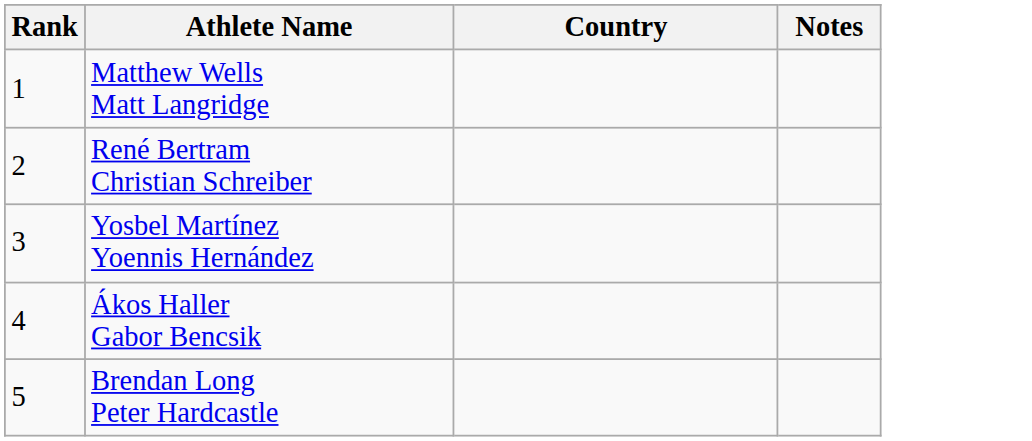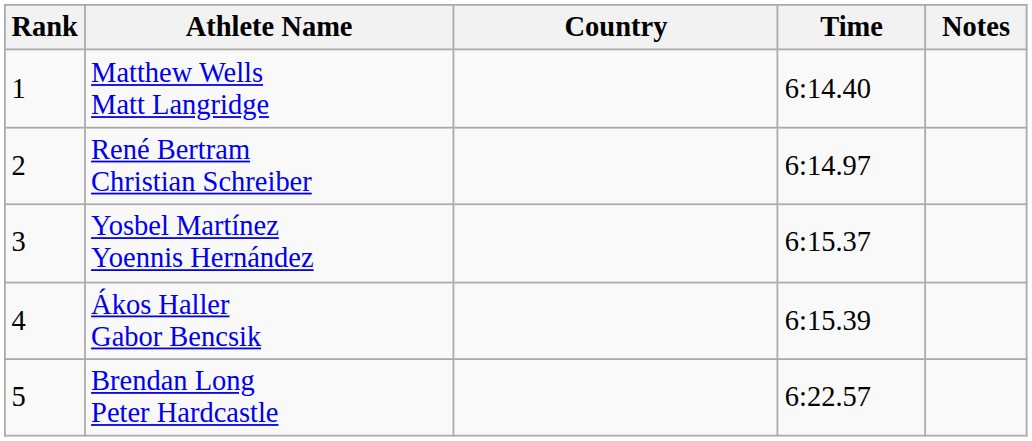+ column: (852, 27)
